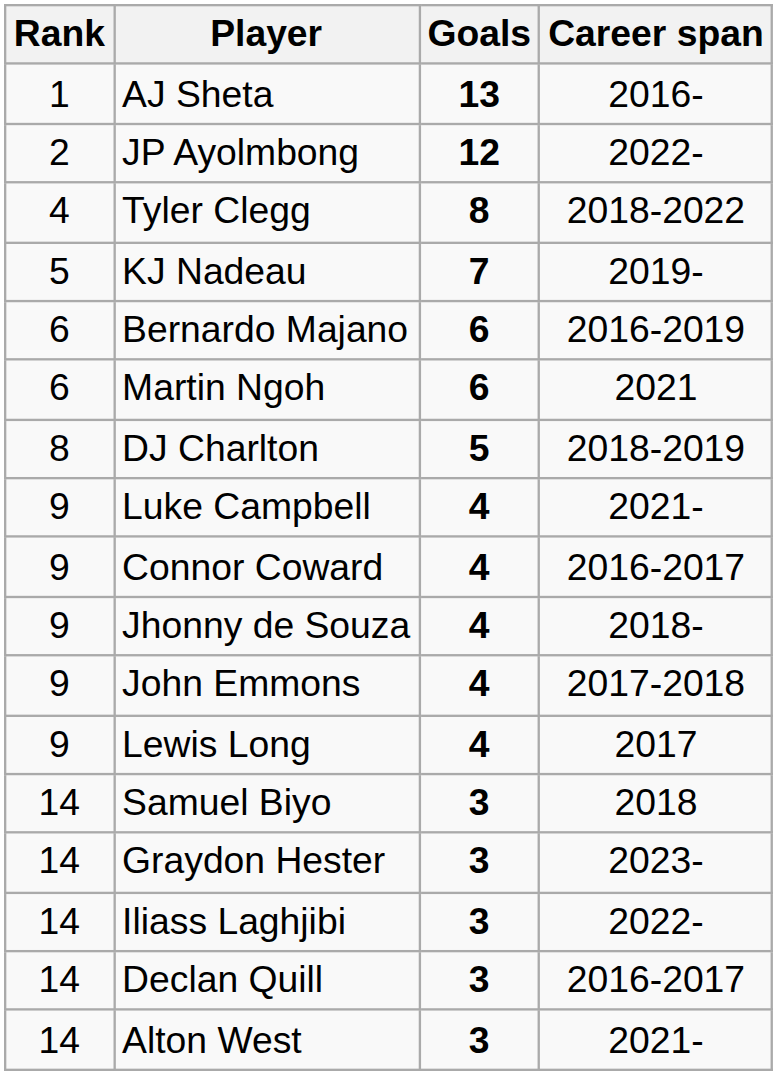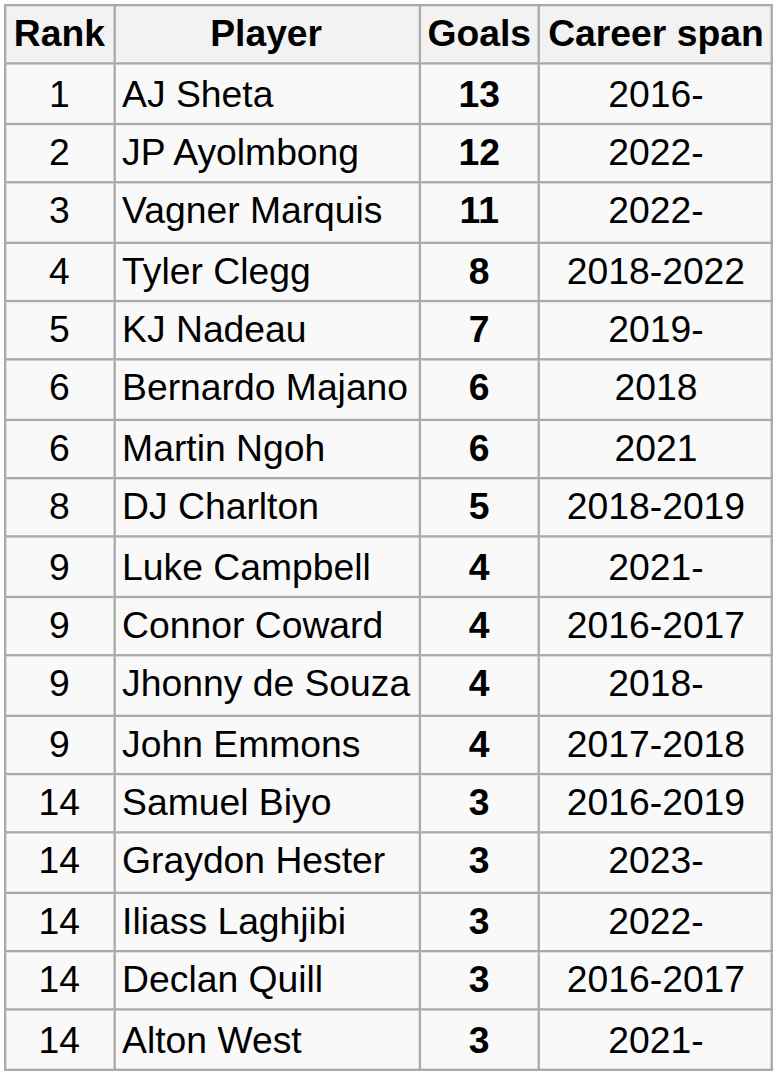+ row: (252, 211)
(656, 329) 2016-2019 -> (656, 388) 2018
- row: (216, 743)
(656, 802) 2018 -> (656, 802) 2016-2019
